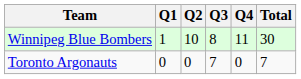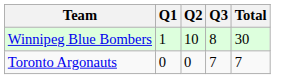- column: (244, 16)
